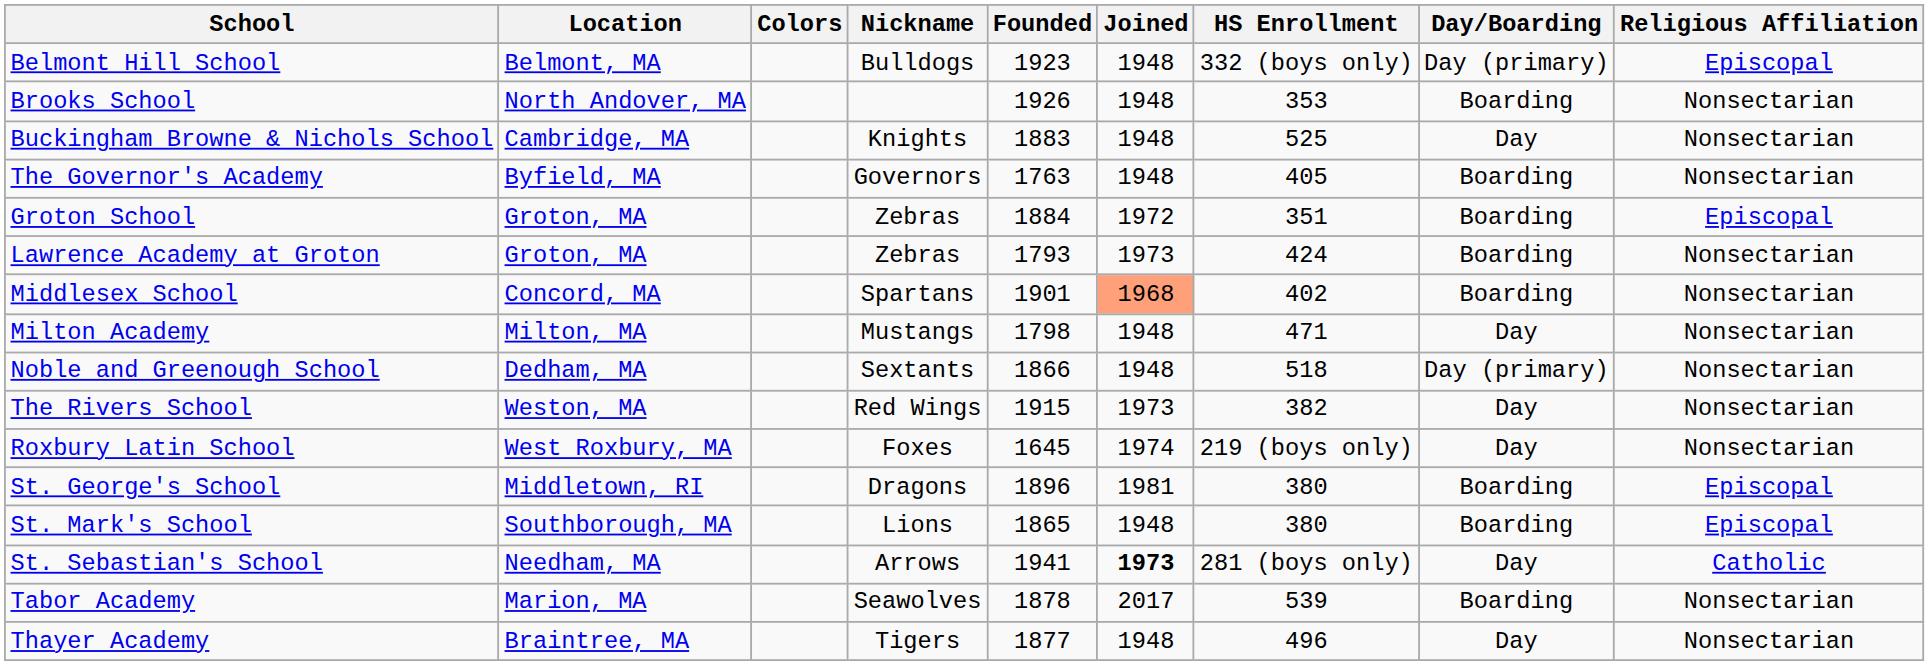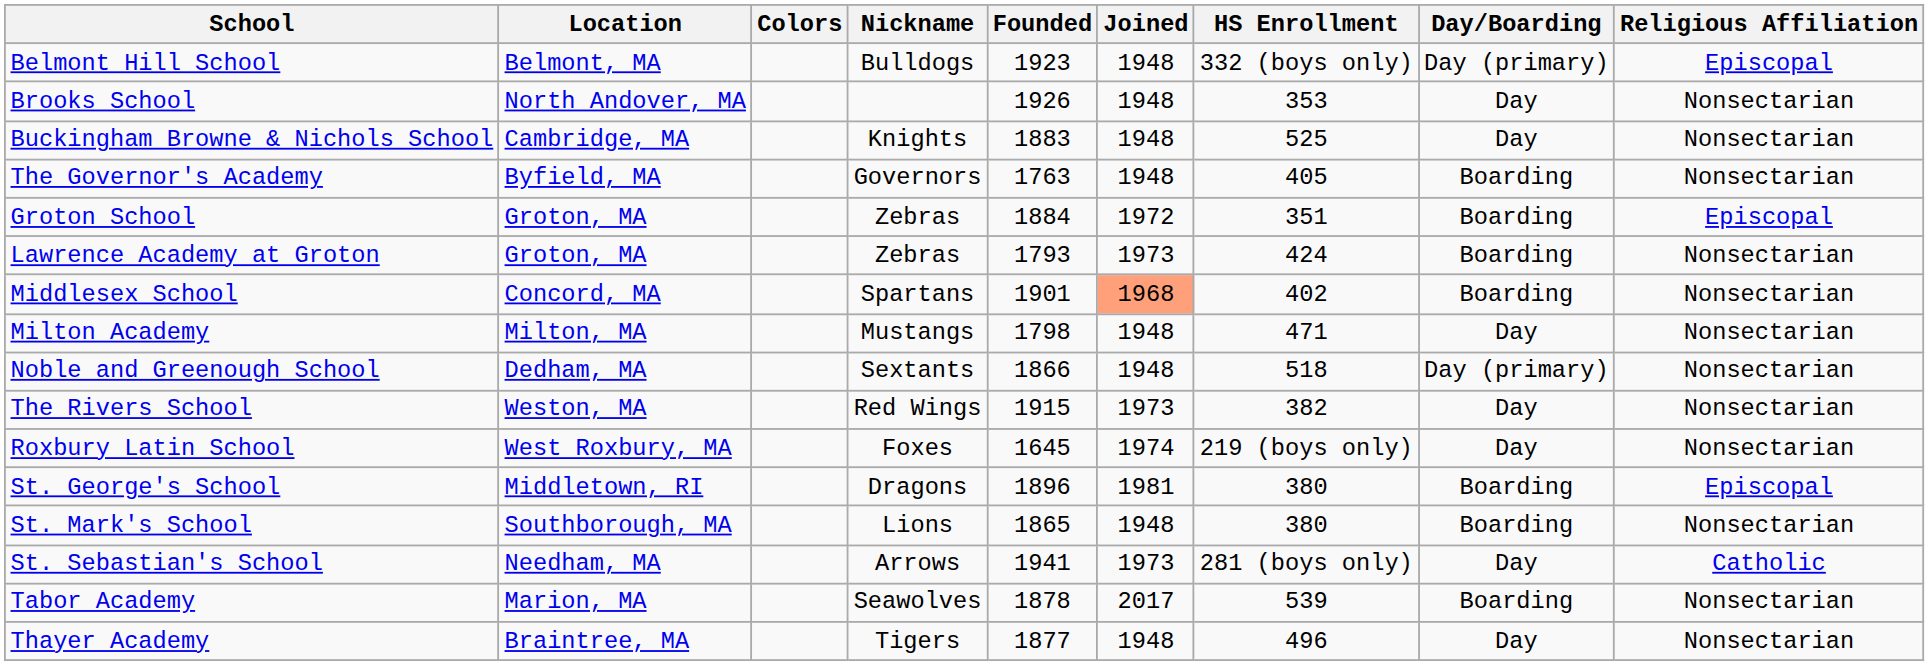(1516, 101) Boarding -> (1516, 101) Day
(1769, 525) Episcopal -> (1769, 525) Nonsectarian
(1146, 564) bold -> (1146, 564) normal
